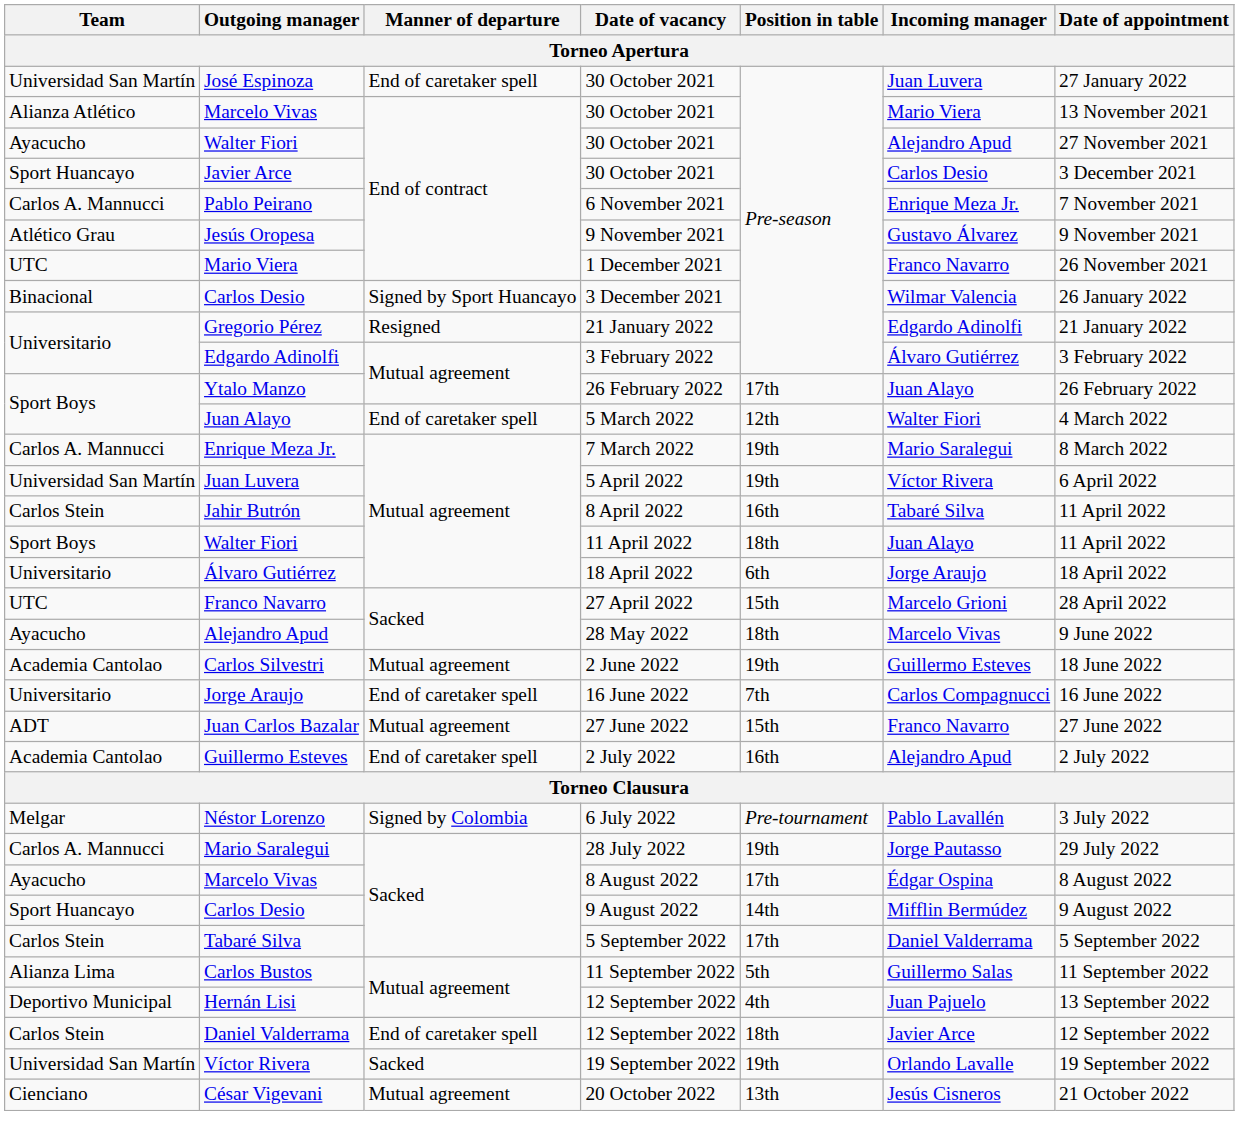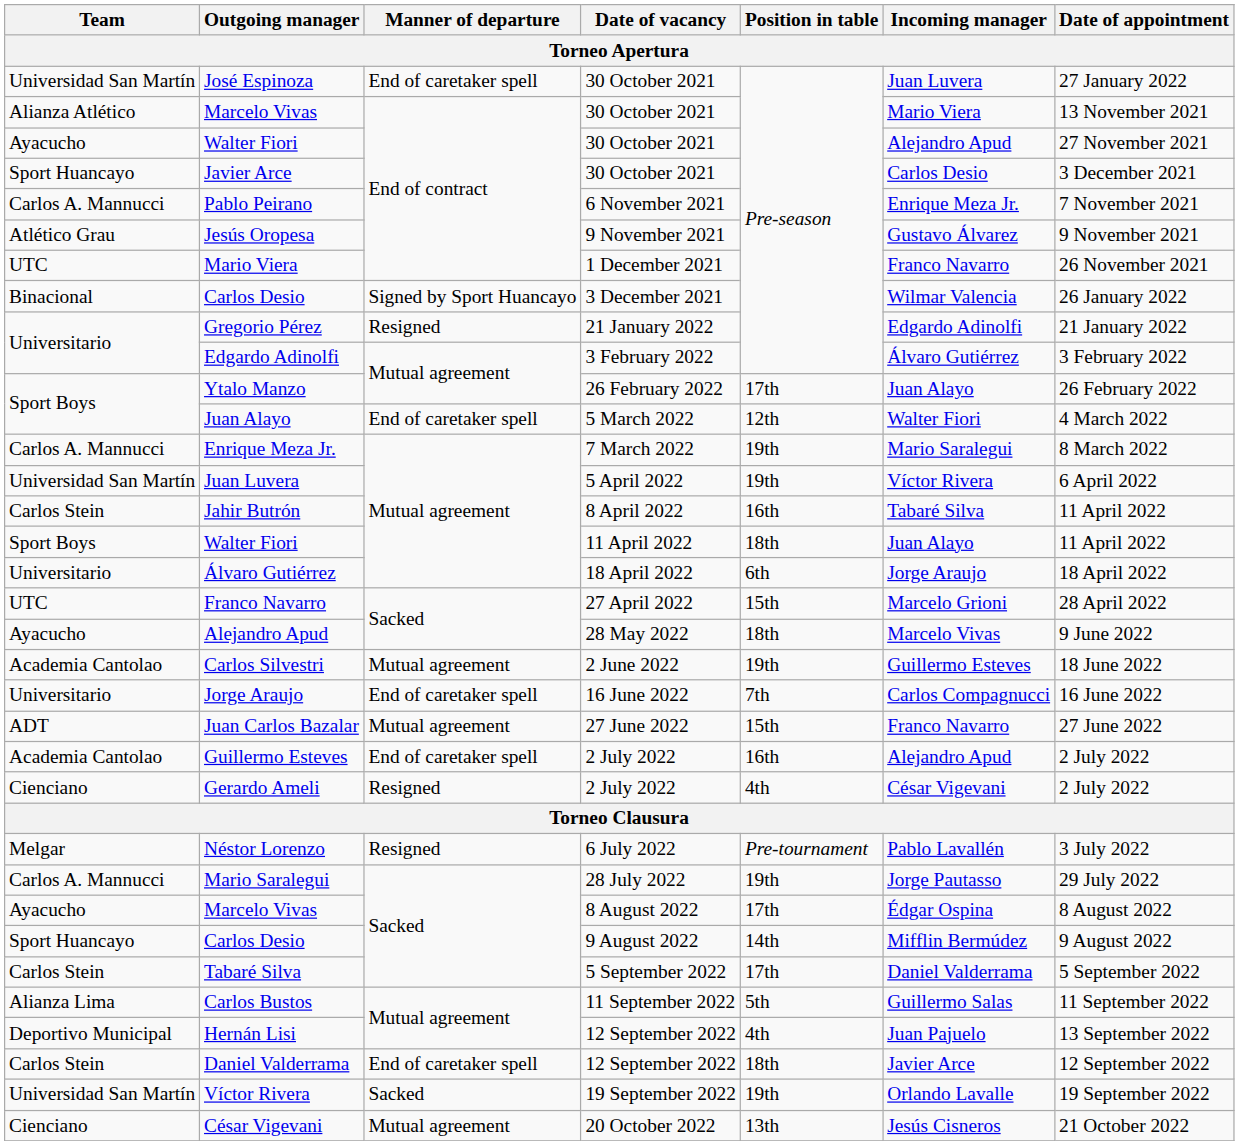+ row: (262, 787)
(448, 818) Signed by Colombia -> (404, 848) Resigned
